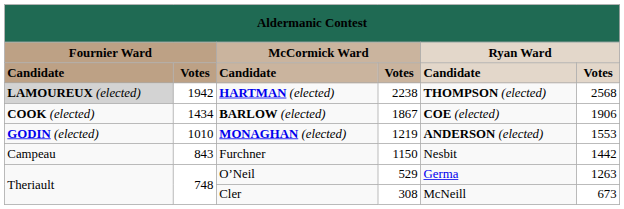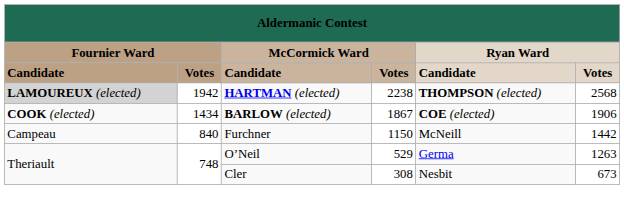- row: (283, 133)
(204, 154) 843 -> (209, 133) 840
(440, 154) Nesbit -> (440, 133) McNeill
(445, 194) McNeill -> (435, 174) Nesbit
